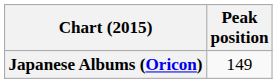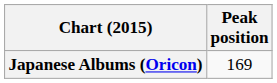(239, 64) 149 -> (239, 64) 169
